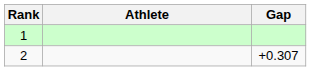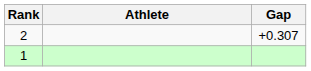rows swapped: (24, 35) <-> (24, 55)
